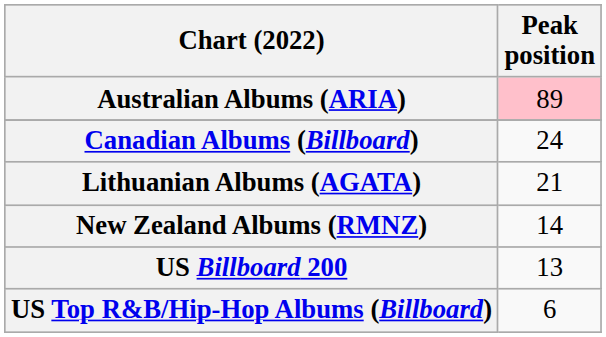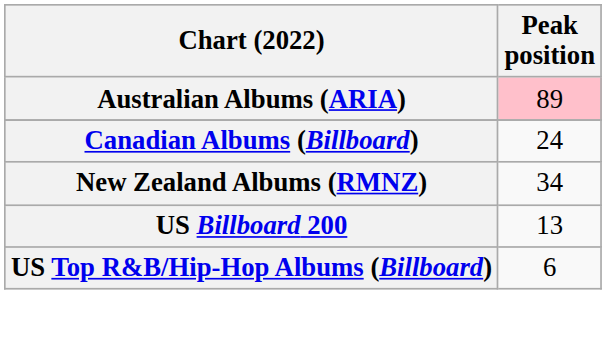- row: (252, 182)
(550, 225) 14 -> (550, 182) 34
